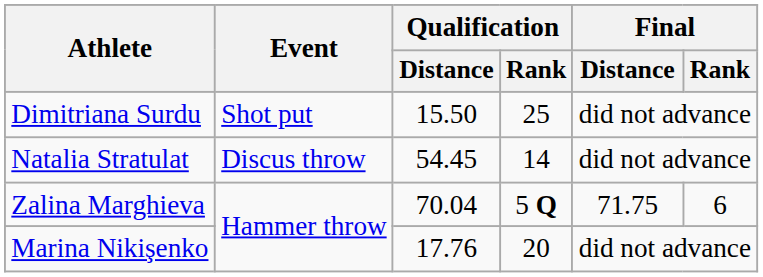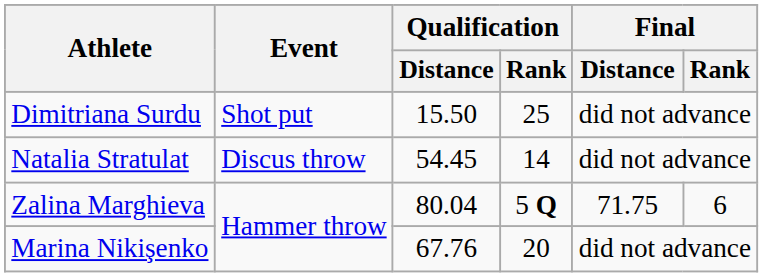(446, 204) 70.04 -> (446, 204) 80.04
(446, 249) 17.76 -> (446, 249) 67.76
